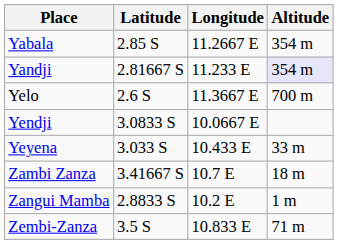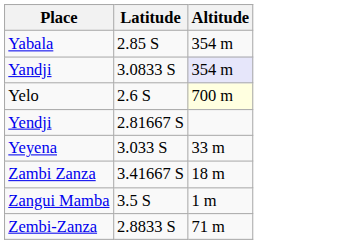- column: (228, 17)
(150, 69) 2.81667 S -> (146, 69) 3.0833 S
(292, 95) no background -> (212, 95) lightyellow background
(146, 122) 3.0833 S -> (150, 122) 2.81667 S
(146, 200) 2.8833 S -> (134, 200) 3.5 S
(134, 226) 3.5 S -> (146, 226) 2.8833 S
